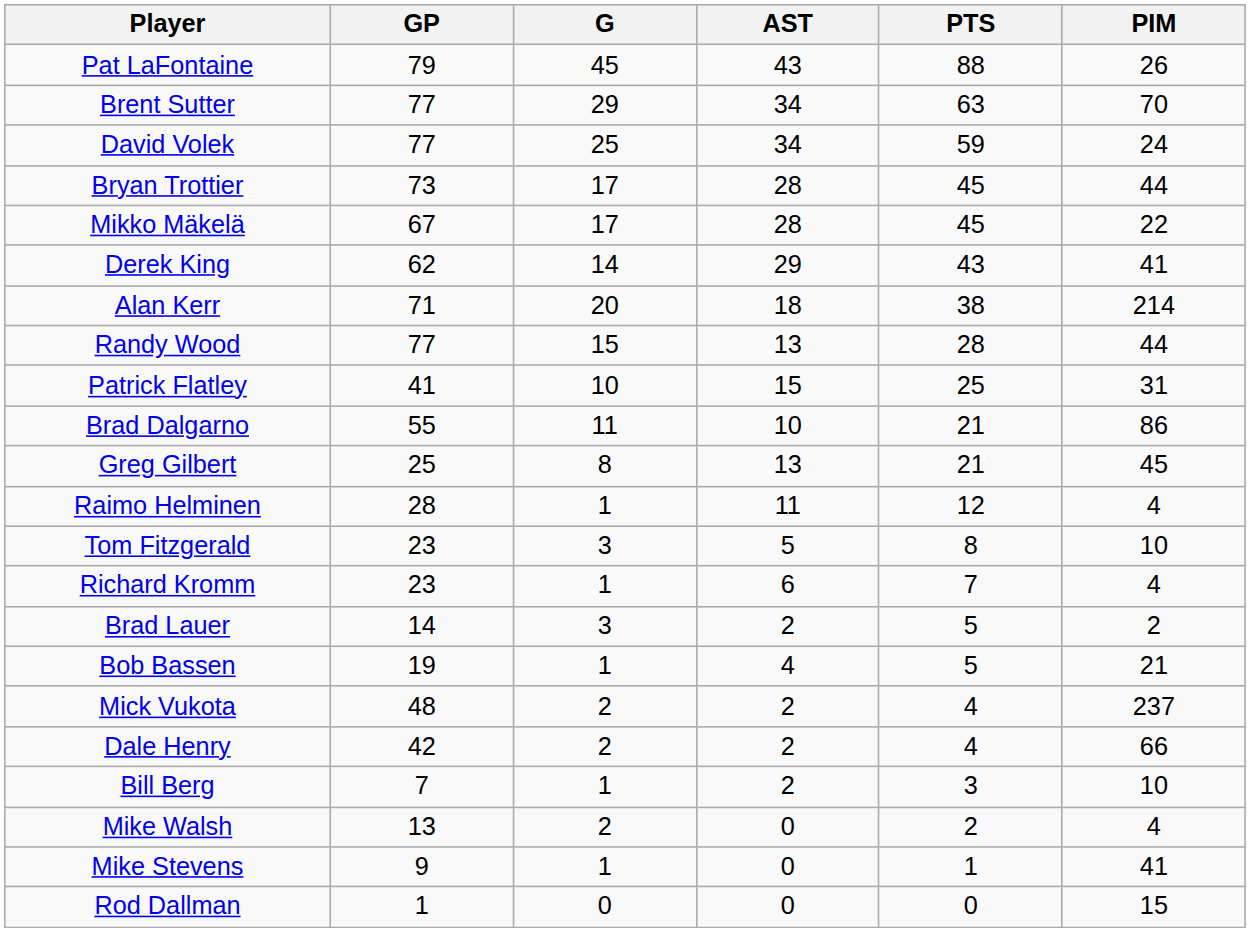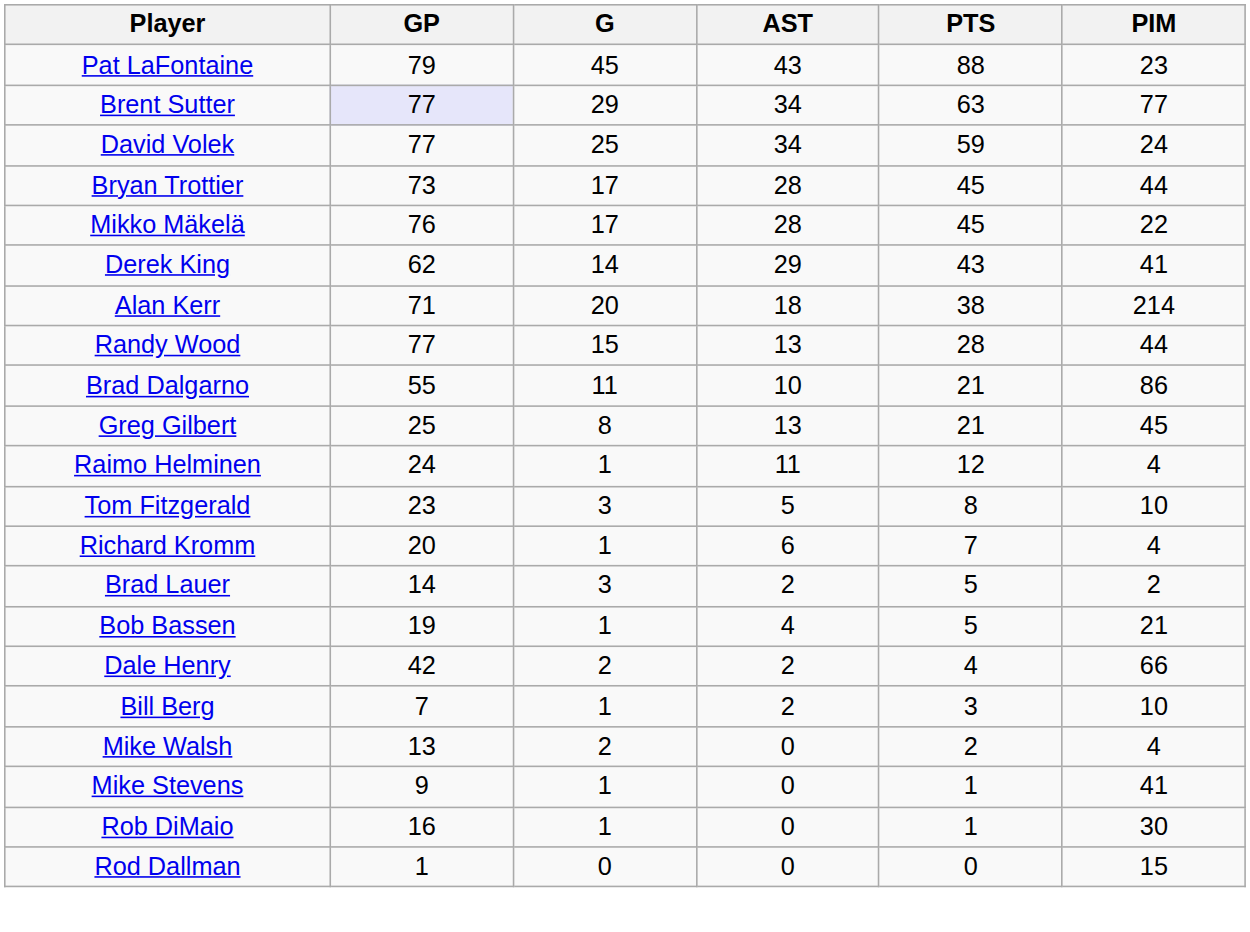(1154, 64) 26 -> (1154, 64) 23
(422, 104) no background -> (422, 104) lavender background
(1154, 104) 70 -> (1154, 104) 77
(422, 225) 67 -> (422, 225) 76
- row: (167, 385)
(422, 505) 28 -> (422, 465) 24
(422, 585) 23 -> (422, 545) 20
- row: (167, 706)
+ row: (167, 826)
